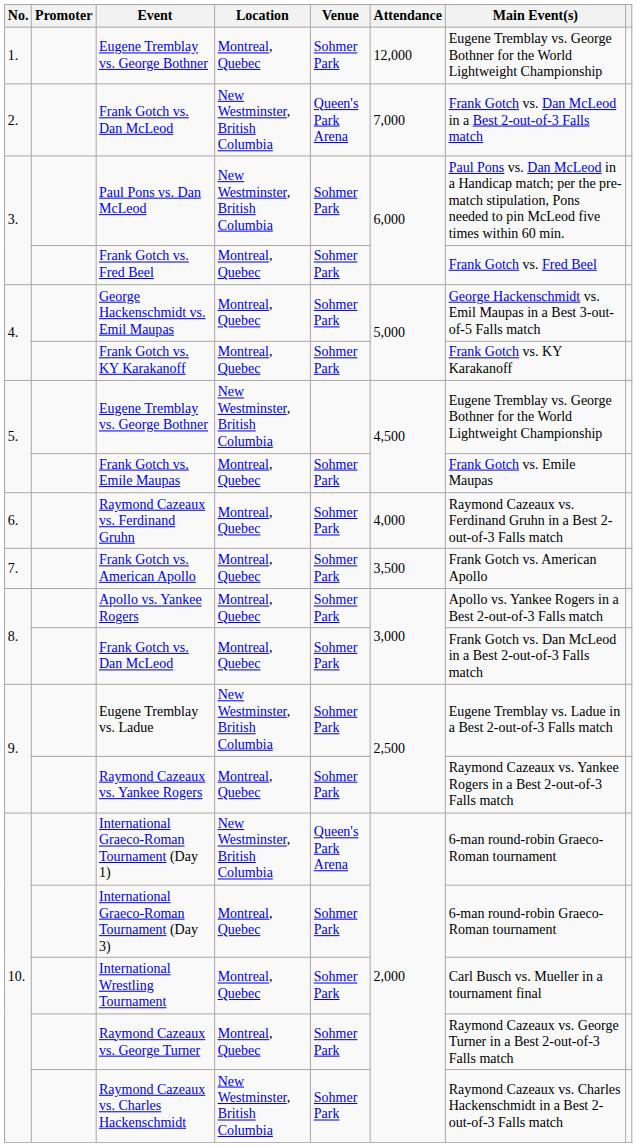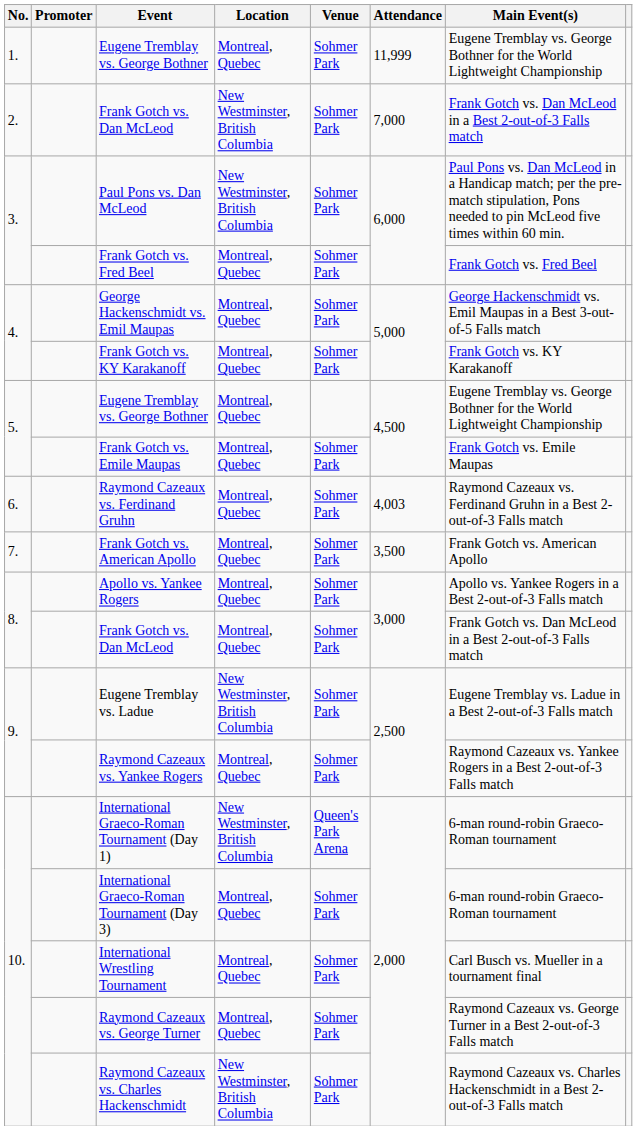(393, 55) 12,000 -> (393, 55) 11,999
(336, 119) Queen's Park Arena -> (336, 119) Sohmer Park
(254, 416) New Westminster, British Columbia -> (245, 408) Montreal, Quebec
(389, 520) 4,000 -> (389, 503) 4,003
